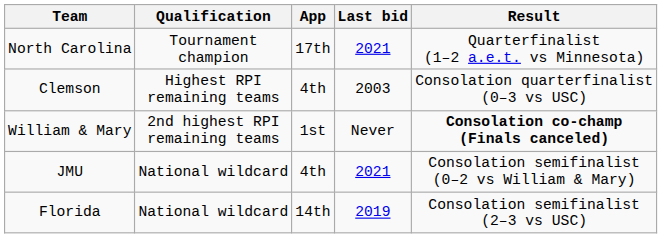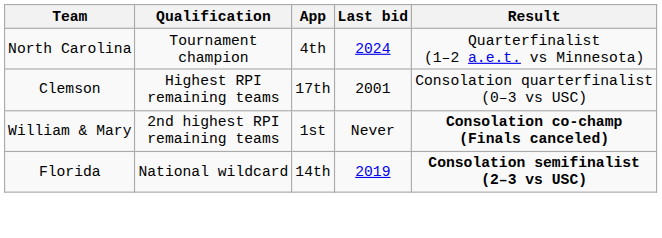(313, 49) 17th -> (313, 49) 4th
(373, 49) 2021 -> (373, 49) 2024
(313, 90) 4th -> (313, 90) 17th
(373, 90) 2003 -> (373, 90) 2001
- row: (70, 172)
(534, 213) normal -> (534, 172) bold
